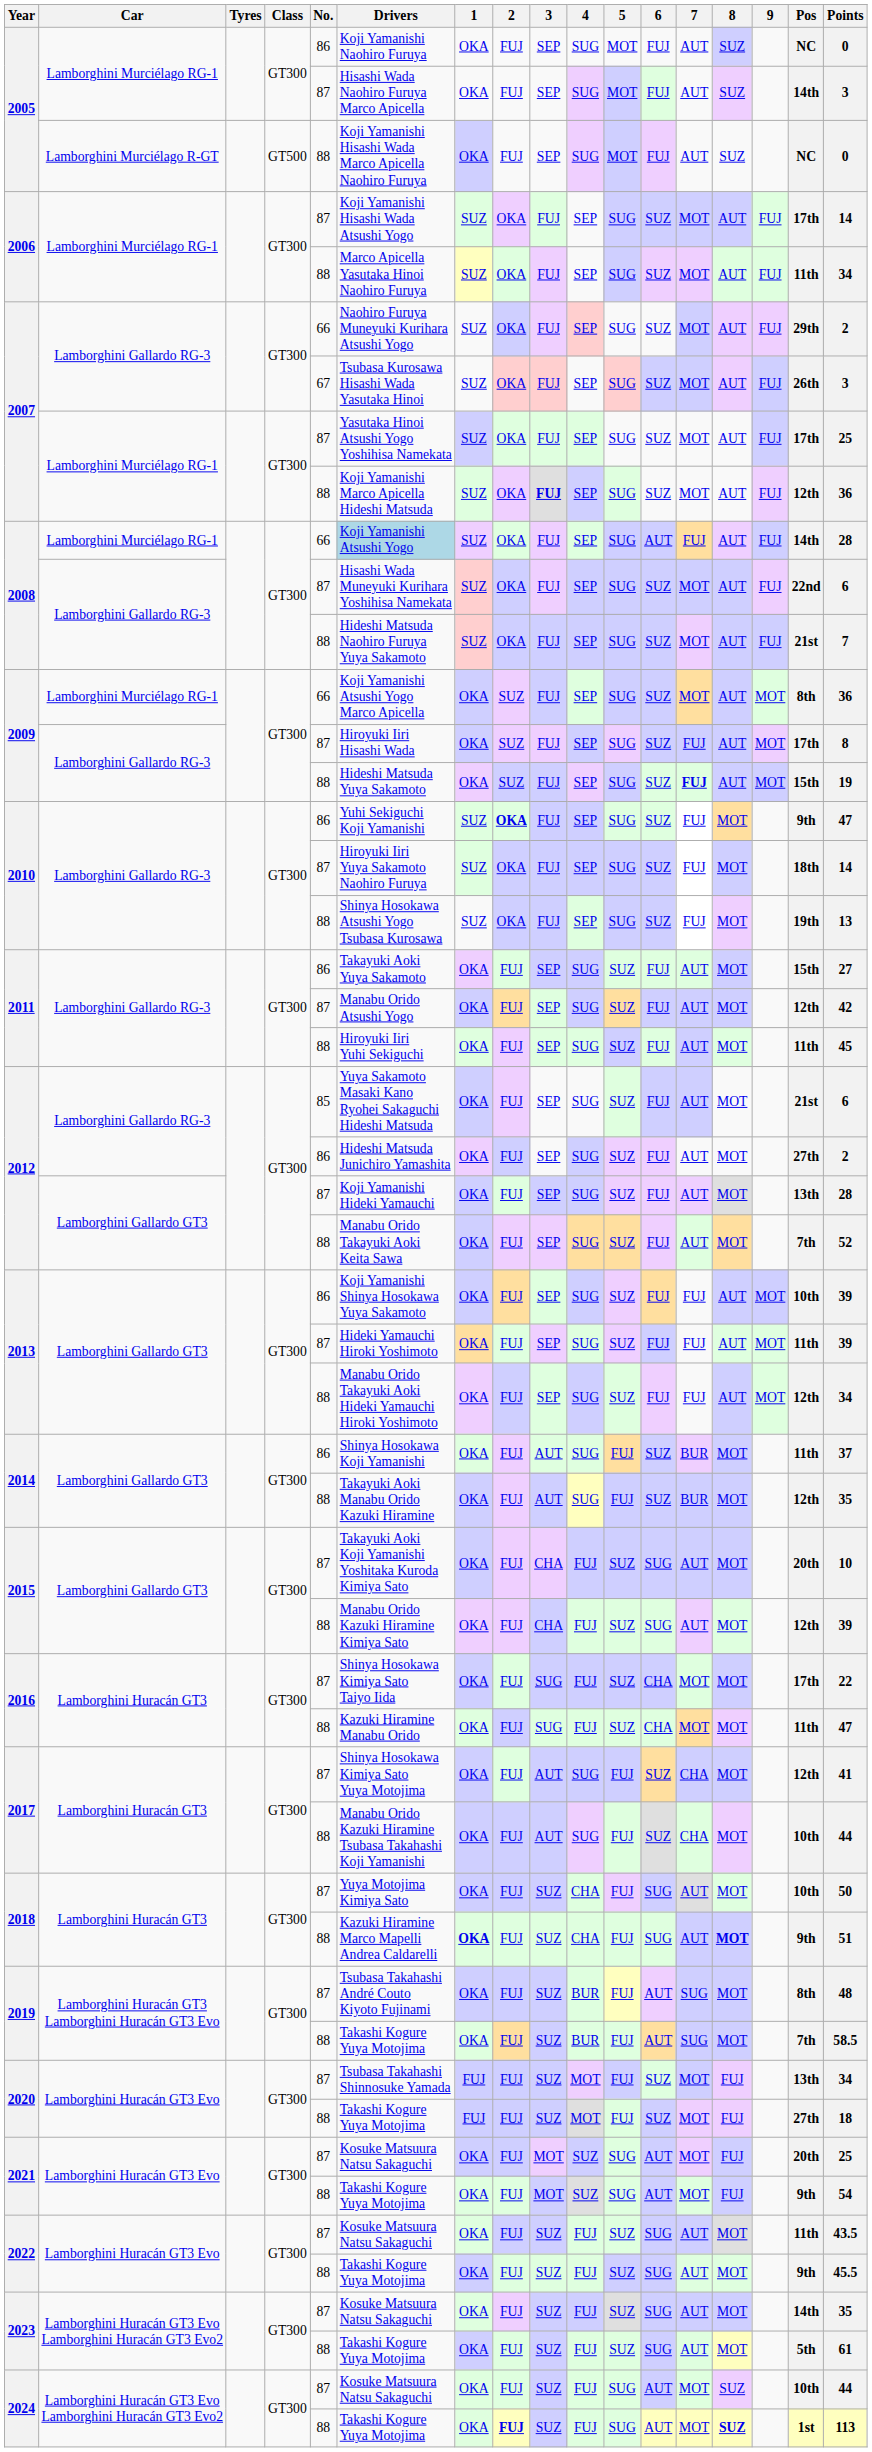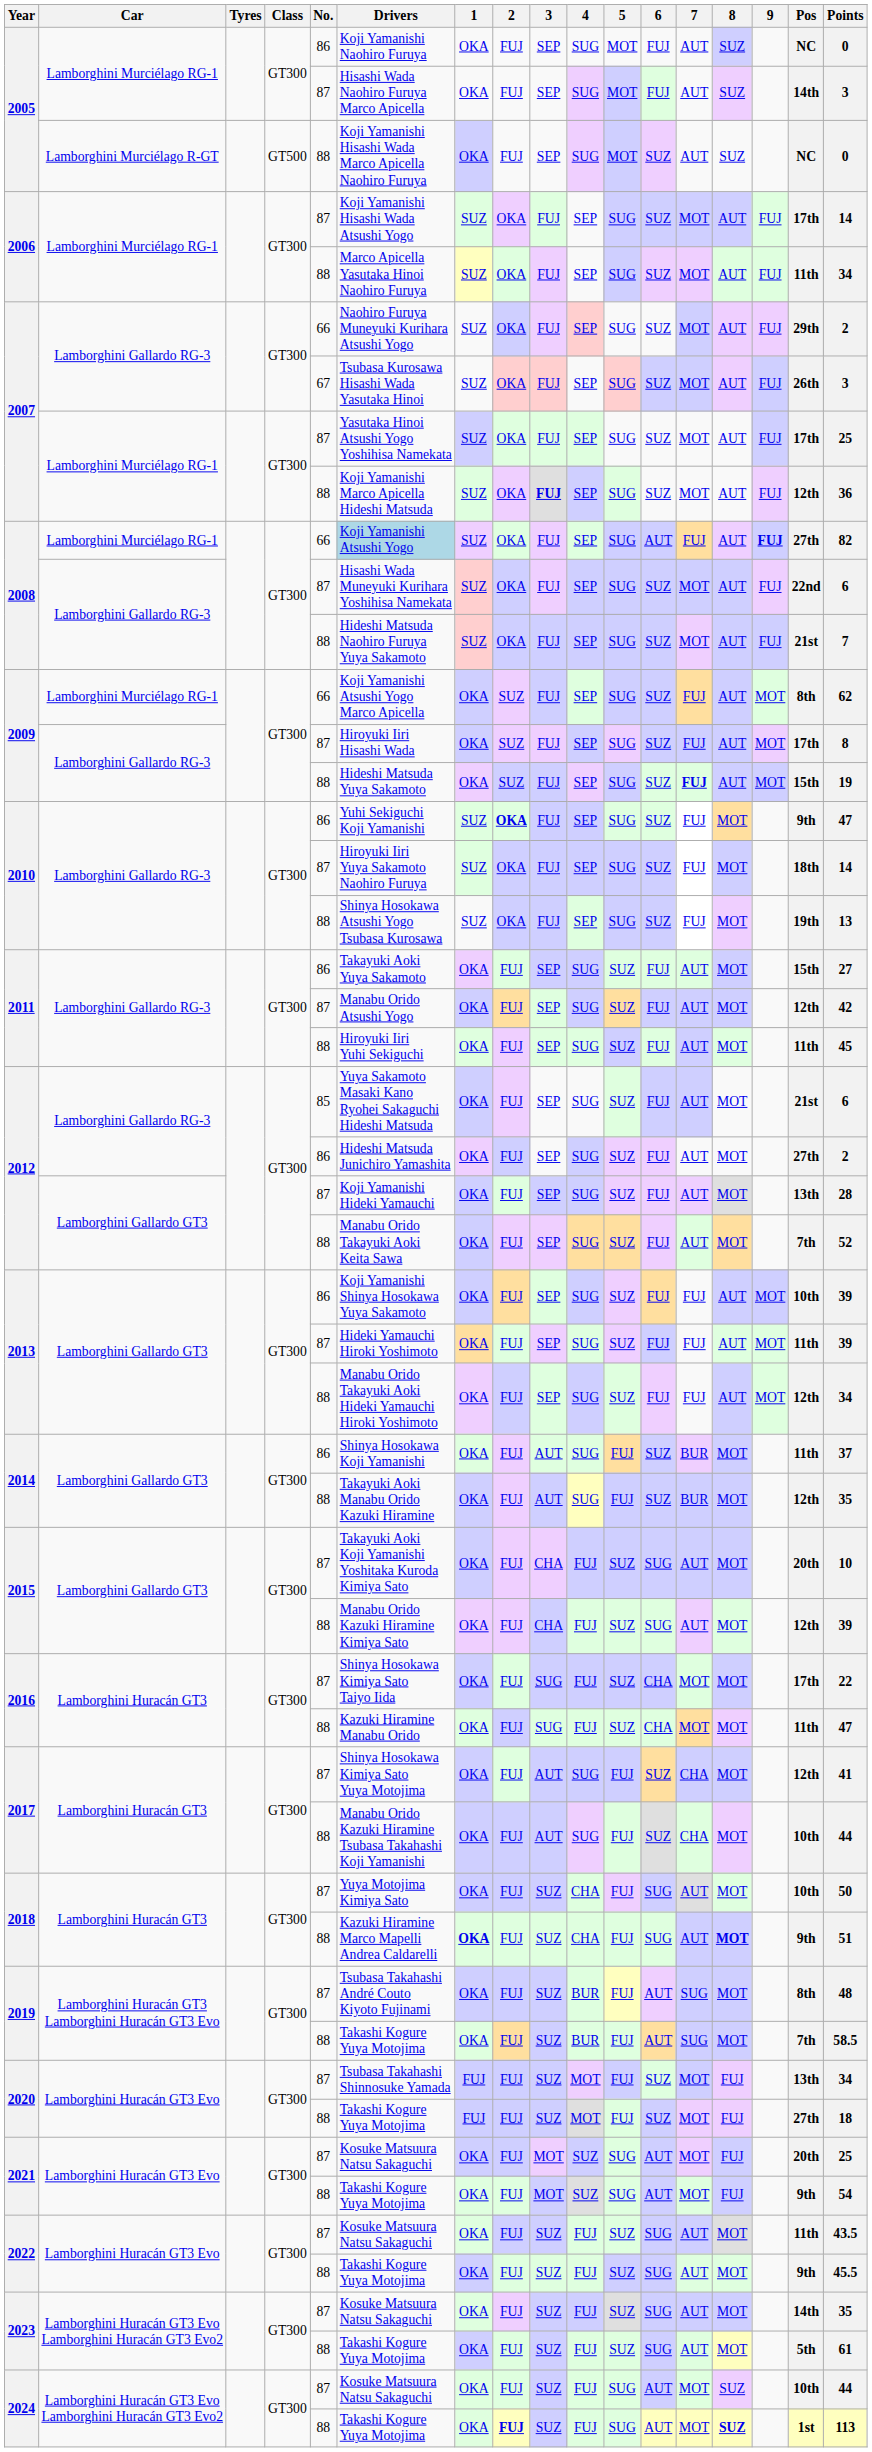(658, 156) FUJ -> (658, 156) SUZ
(770, 540) normal -> (770, 540) bold
(806, 540) 14th -> (806, 540) 27th
(845, 540) 28 -> (845, 540) 82
(694, 697) MOT -> (694, 697) FUJ
(845, 697) 36 -> (845, 697) 62
